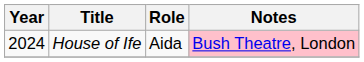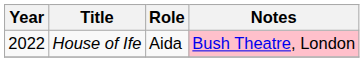(27, 43) 2024 -> (27, 43) 2022
